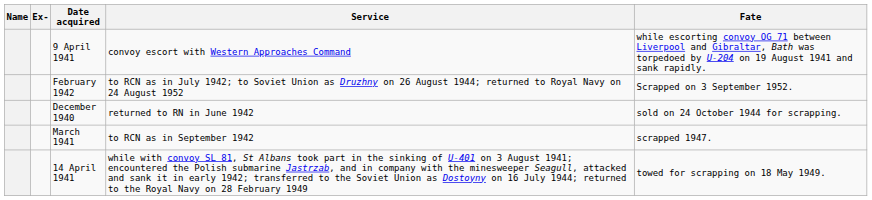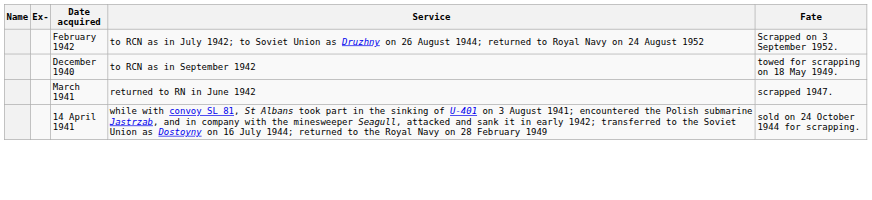- row: (72, 52)
(181, 112) returned to RN in June 1942 -> (183, 67) to RCN as in September 1942
(739, 112) sold on 24 October 1944 for scrapping. -> (809, 67) towed for scrapping on 18 May 1949.
(181, 137) to RCN as in September 1942 -> (183, 92) returned to RN in June 1942
(731, 173) towed for scrapping on 18 May 1949. -> (809, 122) sold on 24 October 1944 for scrapping.
